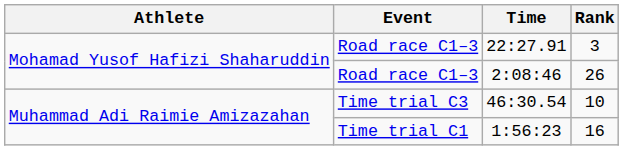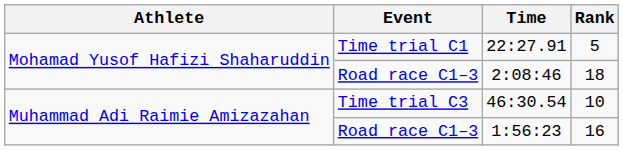(408, 47) Road race C1–3 -> (403, 47) Time trial C1
(595, 47) 3 -> (595, 47) 5
(595, 75) 26 -> (595, 75) 18
(403, 131) Time trial C1 -> (408, 131) Road race C1–3
